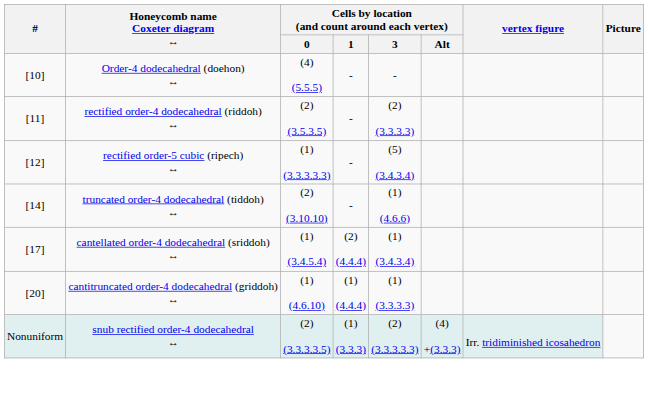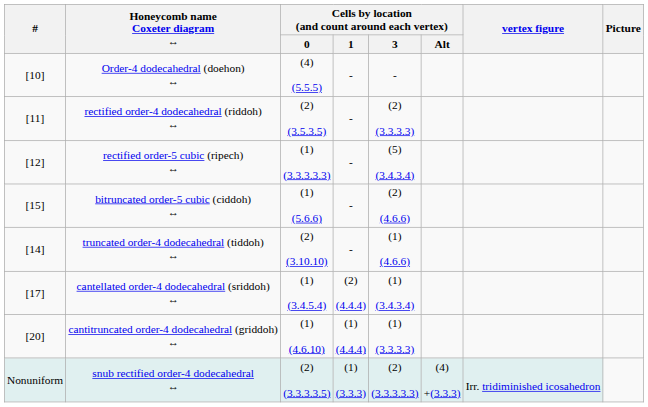+ row: (173, 205)
